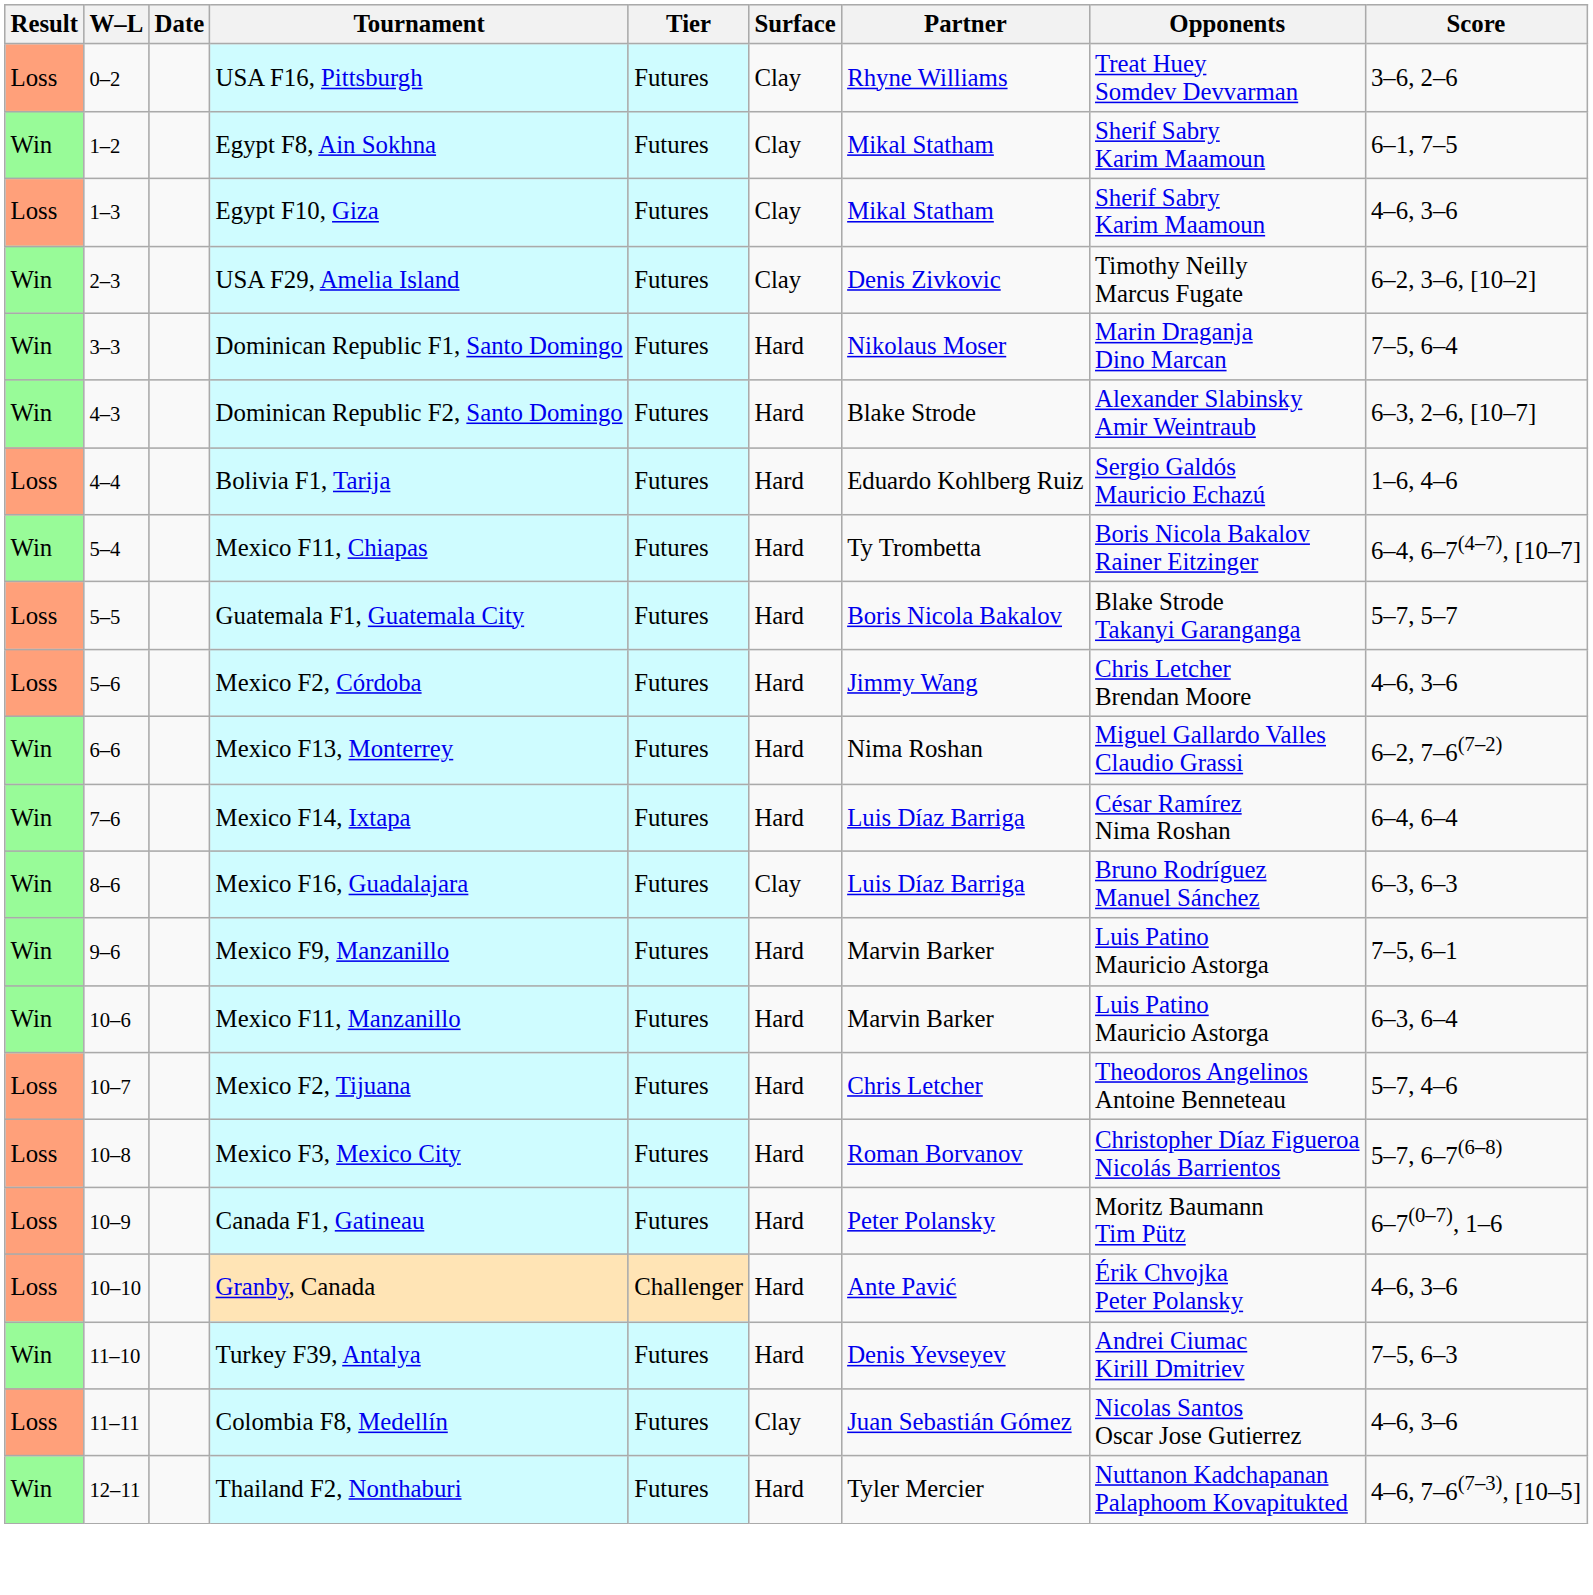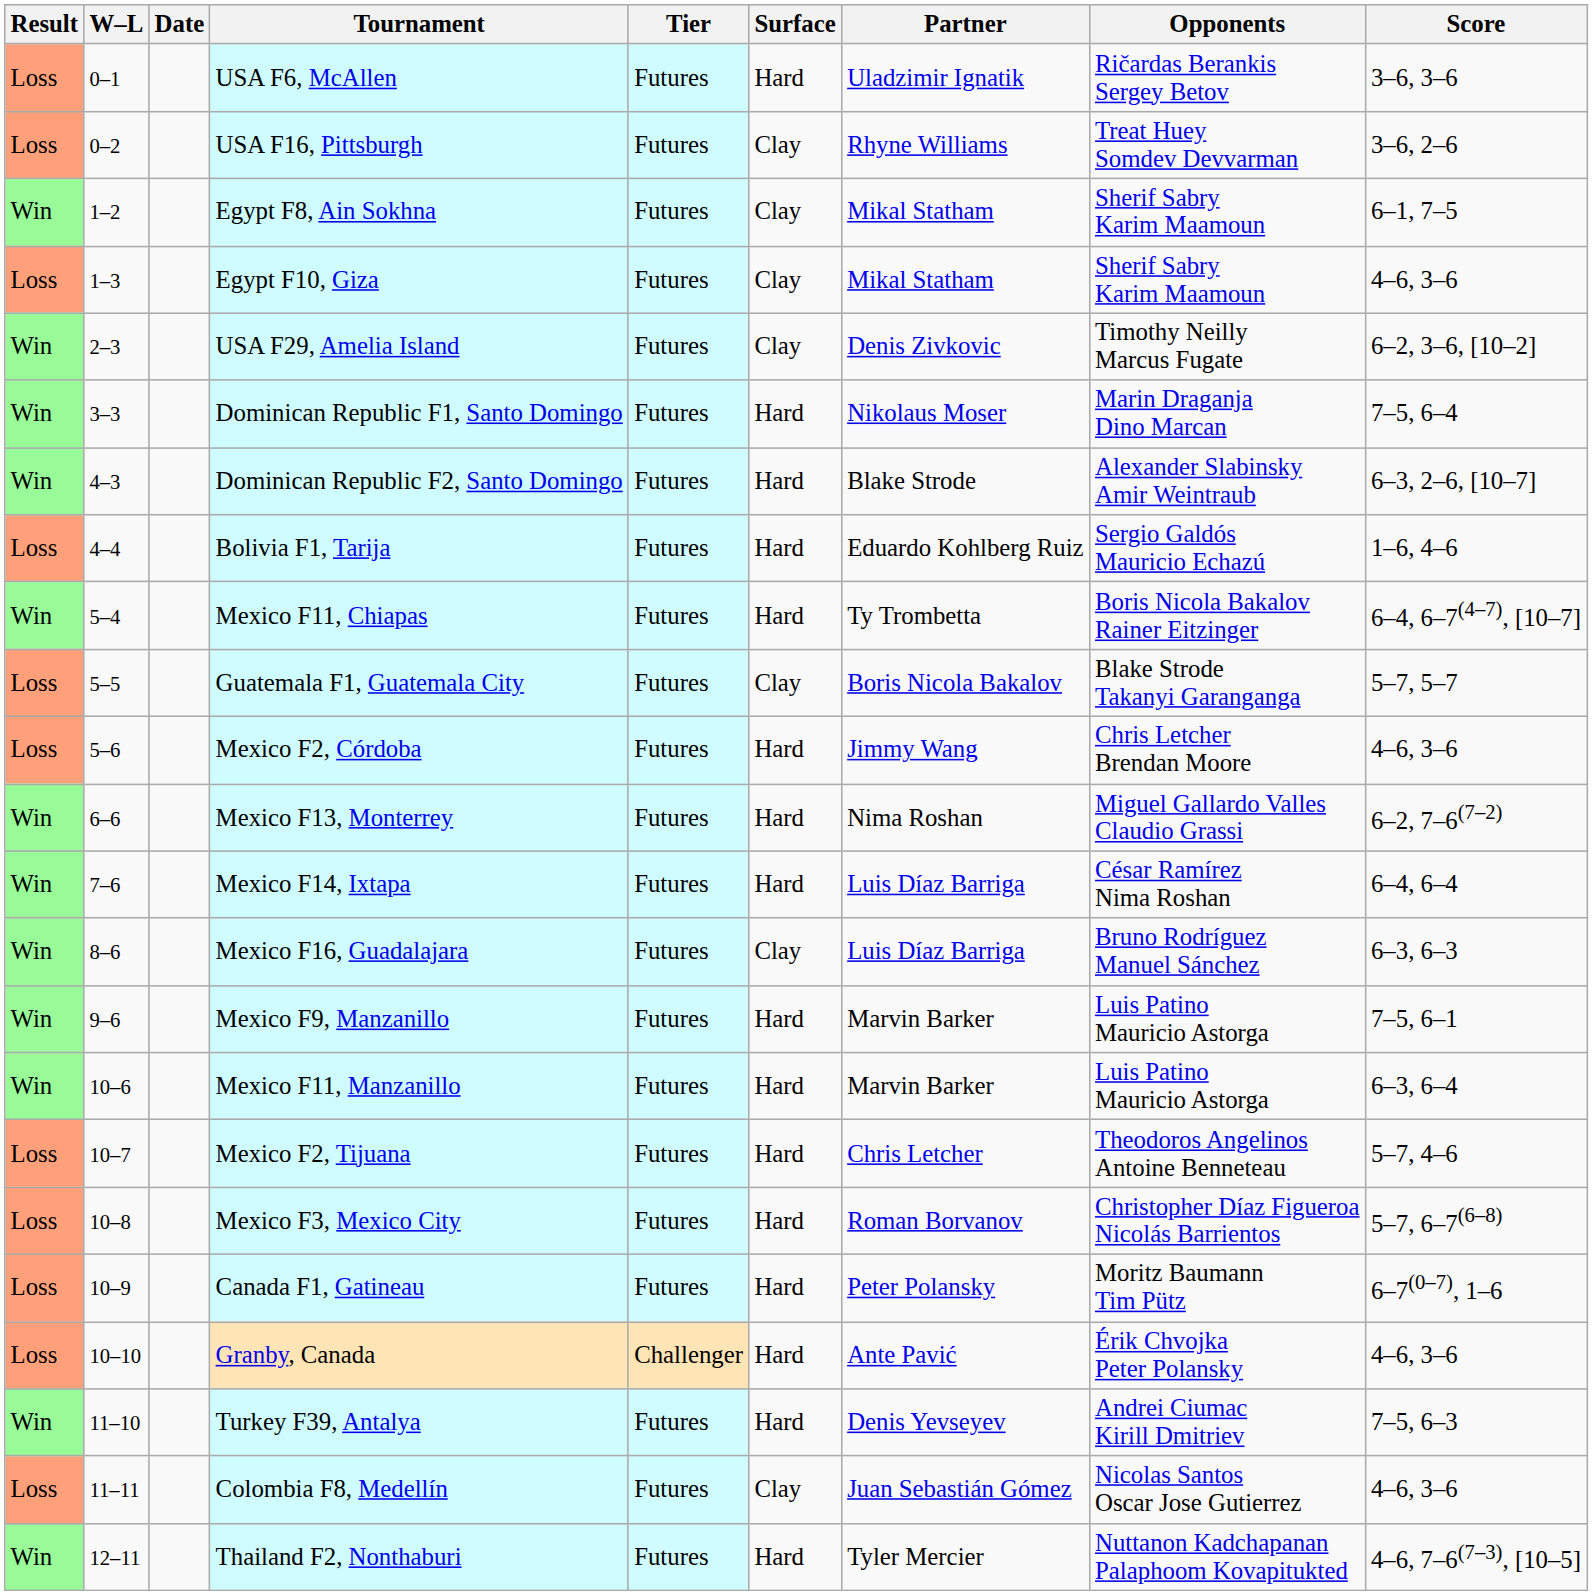+ row: (306, 77)
(779, 615) Hard -> (778, 682) Clay
